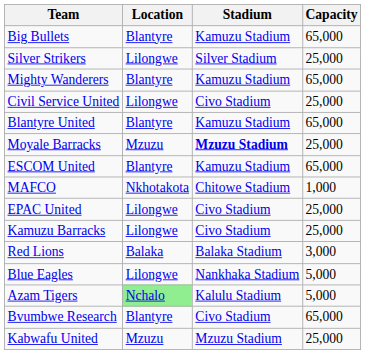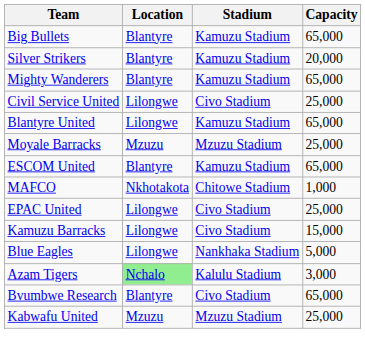(152, 58) Lilongwe -> (149, 58) Blantyre
(236, 58) Silver Stadium -> (243, 58) Kamuzu Stadium
(324, 58) 25,000 -> (324, 58) 20,000
(149, 123) Blantyre -> (152, 123) Lilongwe
(242, 144) bold -> (239, 144) normal
(324, 230) 25,000 -> (324, 230) 15,000
- row: (36, 252)
(321, 295) 5,000 -> (321, 274) 3,000
